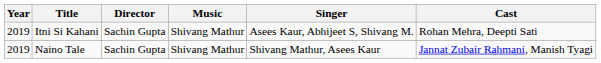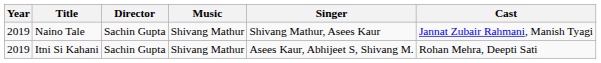rows swapped: (60, 49) <-> (67, 31)
